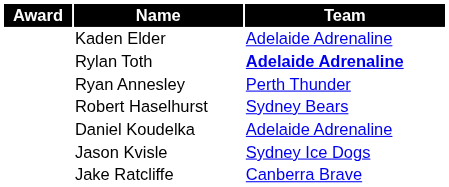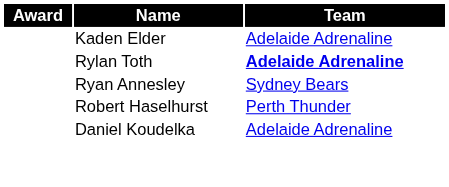(298, 84) Perth Thunder -> (297, 84) Sydney Bears
(297, 107) Sydney Bears -> (298, 107) Perth Thunder
- row: (121, 152)
- row: (124, 175)
